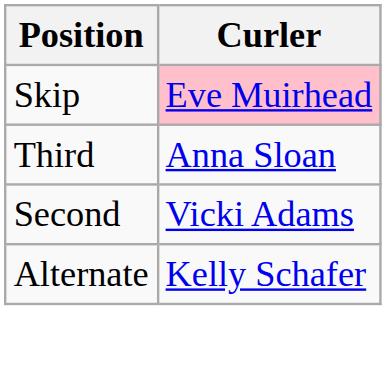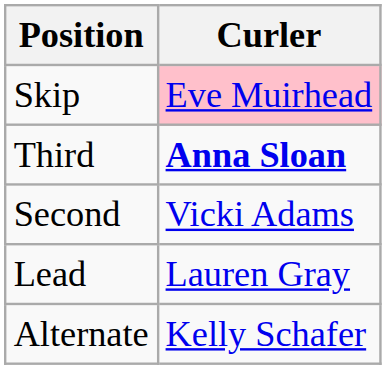(251, 154) normal -> (256, 154) bold
+ row: (50, 274)
